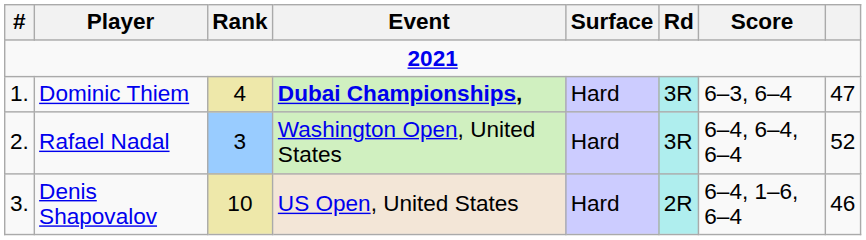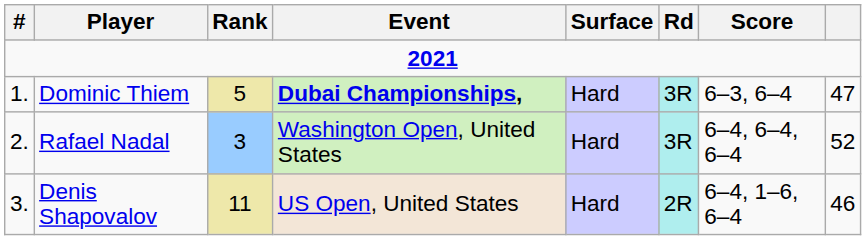(240, 93) 4 -> (240, 93) 5
(240, 203) 10 -> (240, 203) 11
